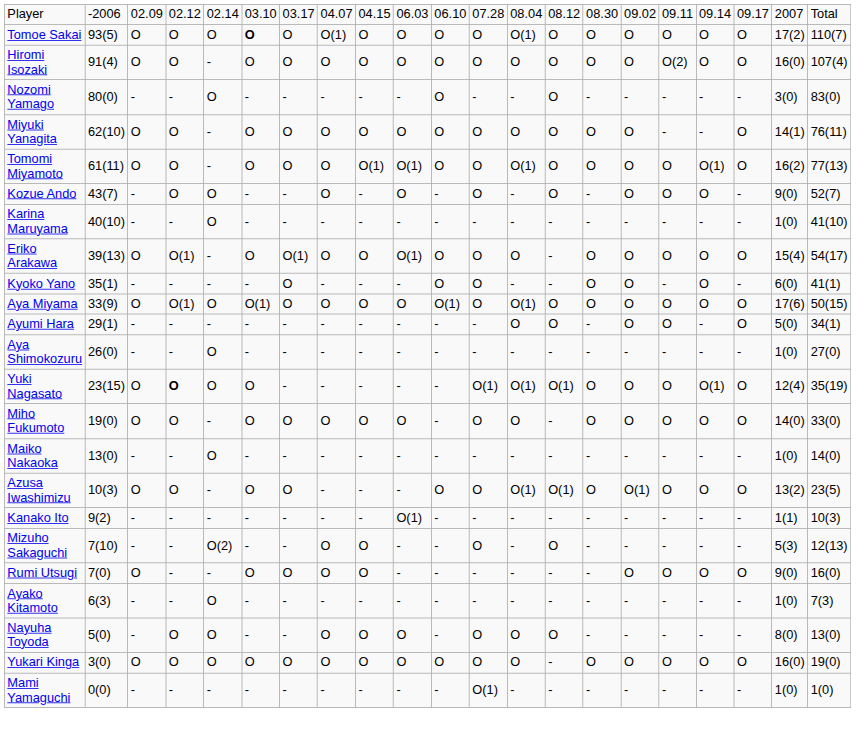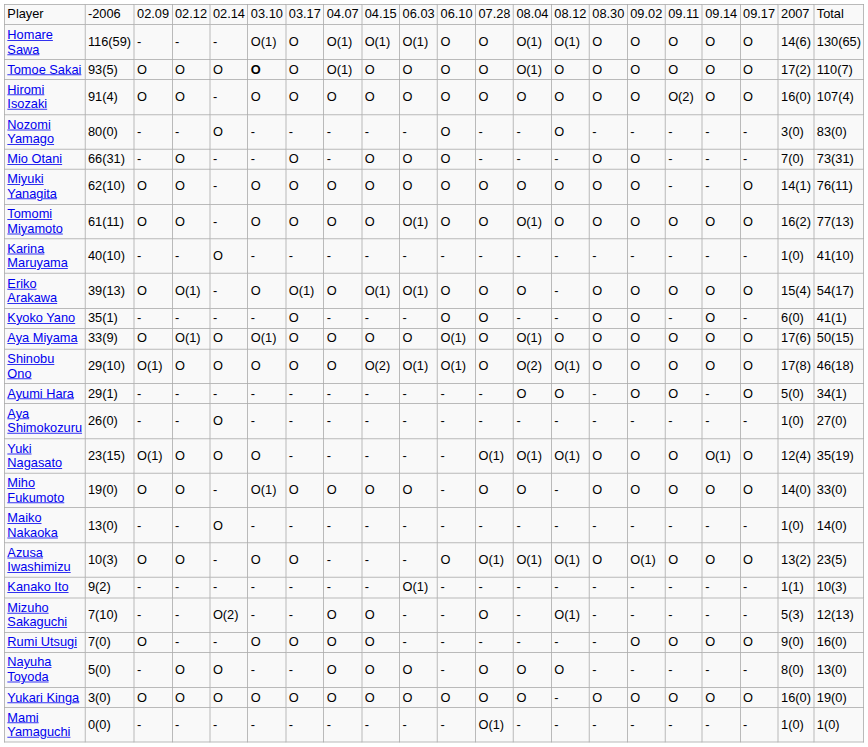+ row: (30, 42)
+ row: (35, 159)
(371, 166) O(1) -> (370, 221) O
(712, 166) O(1) -> (710, 221) O
- row: (42, 194)
(363, 256) O -> (377, 290) O(1)
+ row: (31, 366)
(136, 386) O -> (150, 455) O(1)
(174, 386) bold -> (180, 455) normal
(250, 421) O -> (264, 490) O(1)
(477, 490) O -> (491, 560) O(1)
(553, 545) O -> (567, 615) O(1)
- row: (33, 600)
